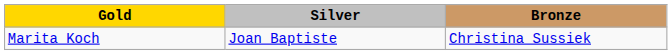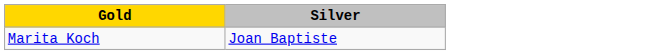- column: (556, 16)
